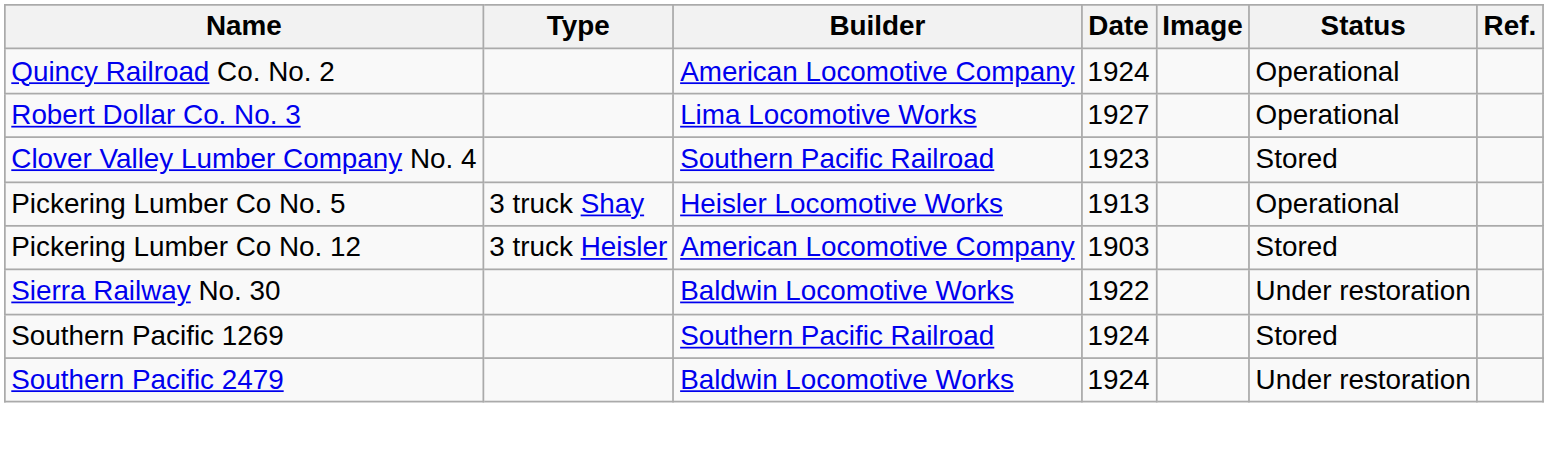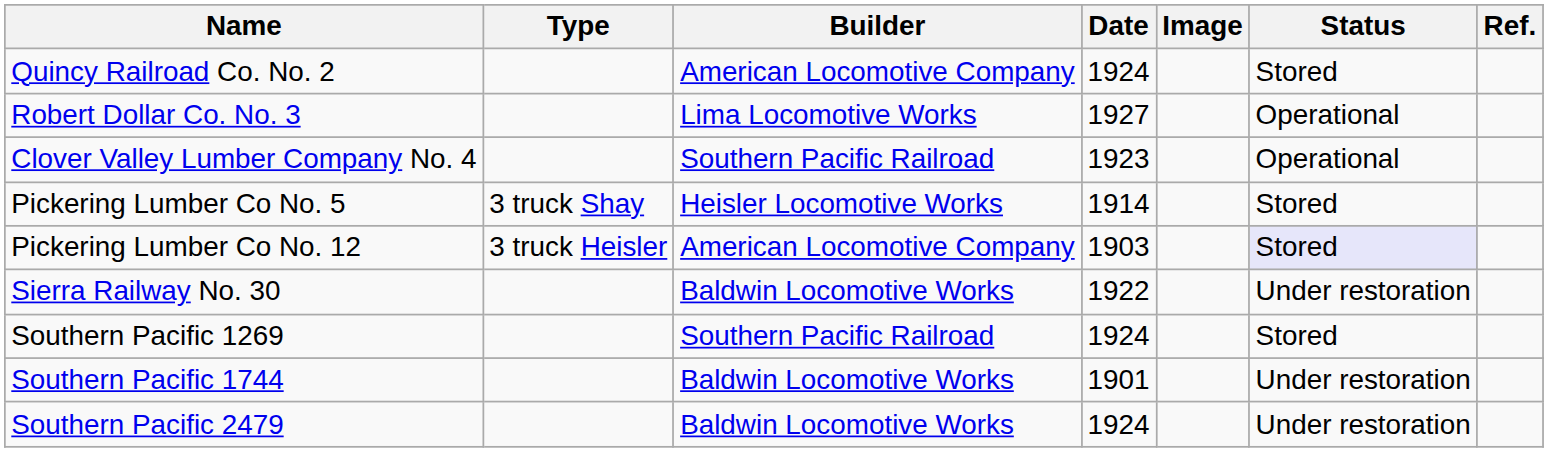(1328, 70) Operational -> (1297, 70) Stored
(1297, 159) Stored -> (1328, 159) Operational
(1118, 203) 1913 -> (1118, 203) 1914
(1328, 203) Operational -> (1297, 203) Stored
(1297, 247) no background -> (1297, 247) lavender background
+ row: (147, 379)
